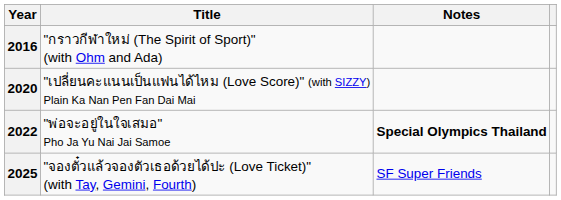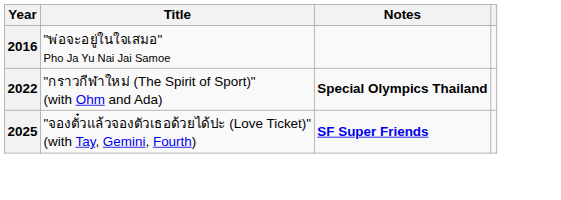(150, 48) "กราวกีฬาใหม่ (The Spirit of Sport)" (with Ohm and Ada) -> (107, 48) "พ่อจะอยู่ในใจเสมอ" Pho Ja Yu Nai Jai Samoe
- row: (22, 89)
(107, 133) "พ่อจะอยู่ในใจเสมอ" Pho Ja Yu Nai Jai Samoe -> (150, 90) "กราวกีฬาใหม่ (The Spirit of Sport)" (with Ohm and Ada)
(429, 173) normal -> (373, 131) bold
